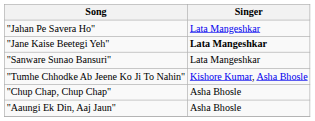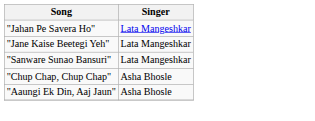(228, 44) bold -> (156, 44) normal
- row: (96, 76)
